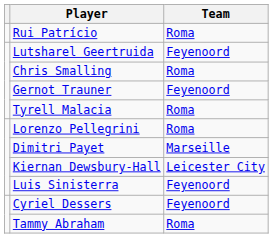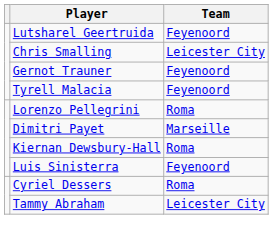- row: (55, 33)
(180, 71) Roma -> (216, 52) Leicester City
(180, 109) Roma -> (198, 90) Feyenoord
(216, 167) Leicester City -> (180, 147) Roma
(198, 205) Feyenoord -> (180, 186) Roma
(180, 224) Roma -> (216, 205) Leicester City
